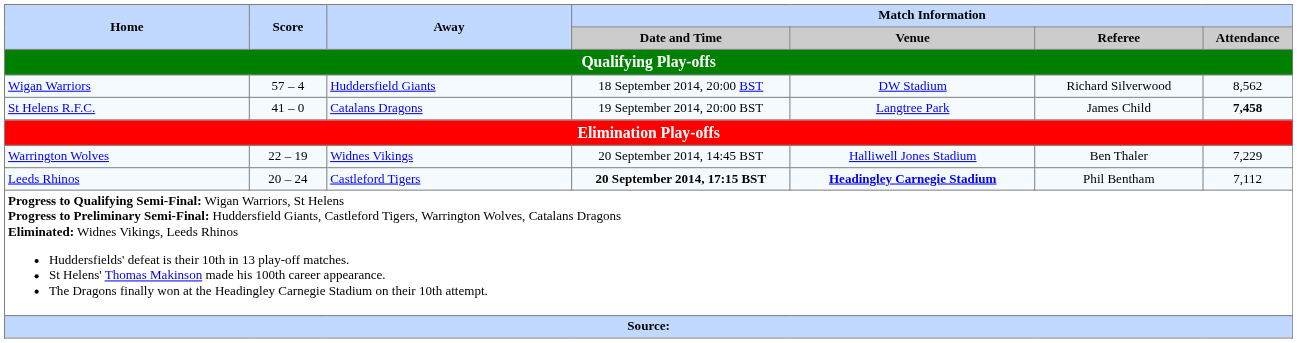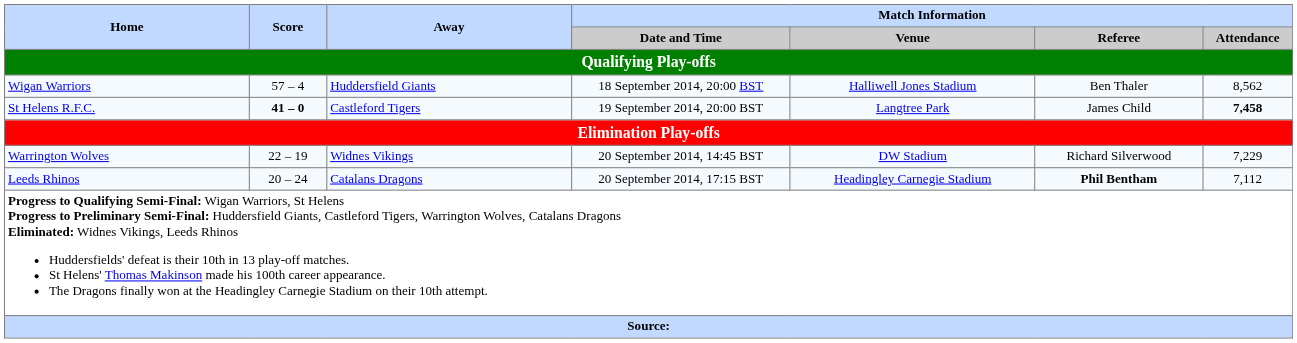(913, 86) DW Stadium -> (913, 86) Halliwell Jones Stadium
(1119, 86) Richard Silverwood -> (1119, 86) Ben Thaler
(288, 108) normal -> (288, 108) bold
(376, 108) Catalans Dragons -> (375, 108) Castleford Tigers
(913, 156) Halliwell Jones Stadium -> (913, 156) DW Stadium
(1119, 156) Ben Thaler -> (1119, 156) Richard Silverwood
(375, 178) Castleford Tigers -> (376, 178) Catalans Dragons
(681, 178) bold -> (681, 178) normal
(913, 178) bold -> (913, 178) normal
(1119, 178) normal -> (1119, 178) bold
